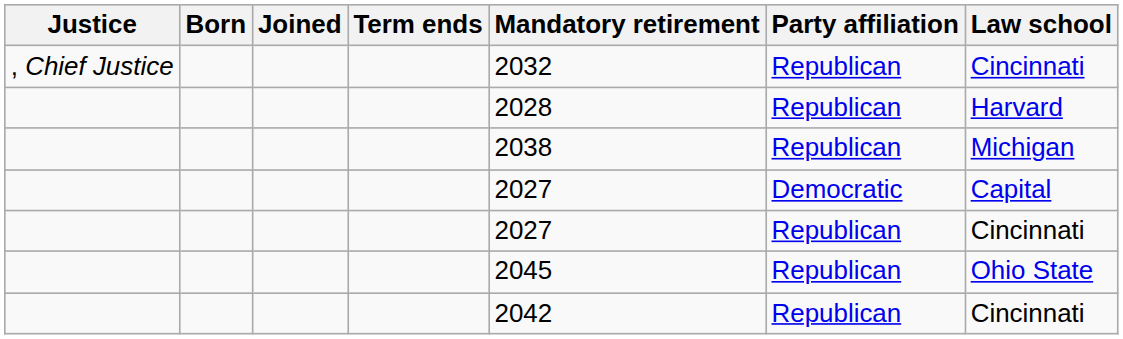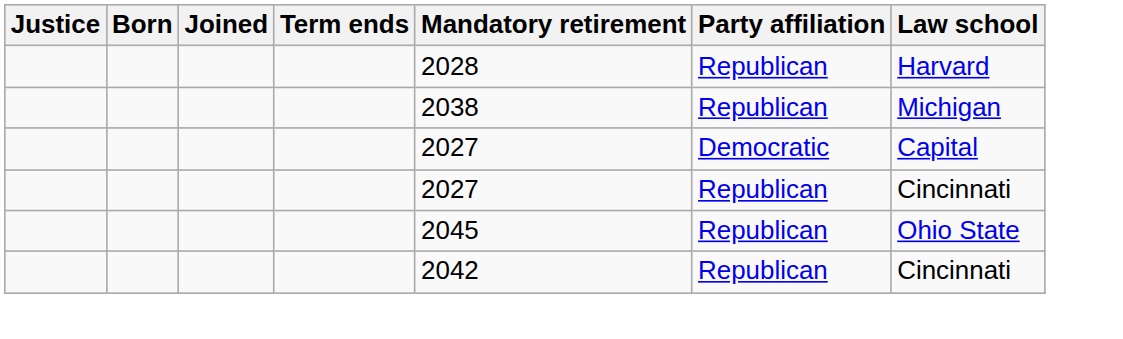- row: (92, 66)
